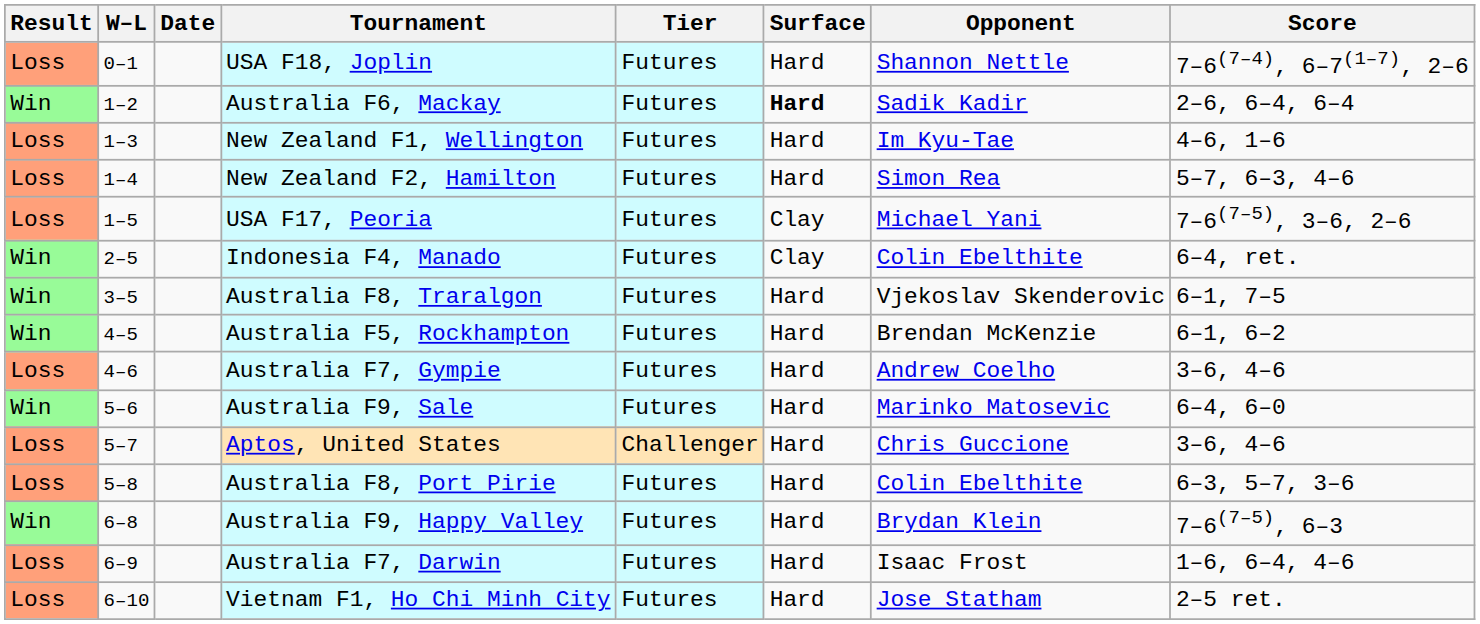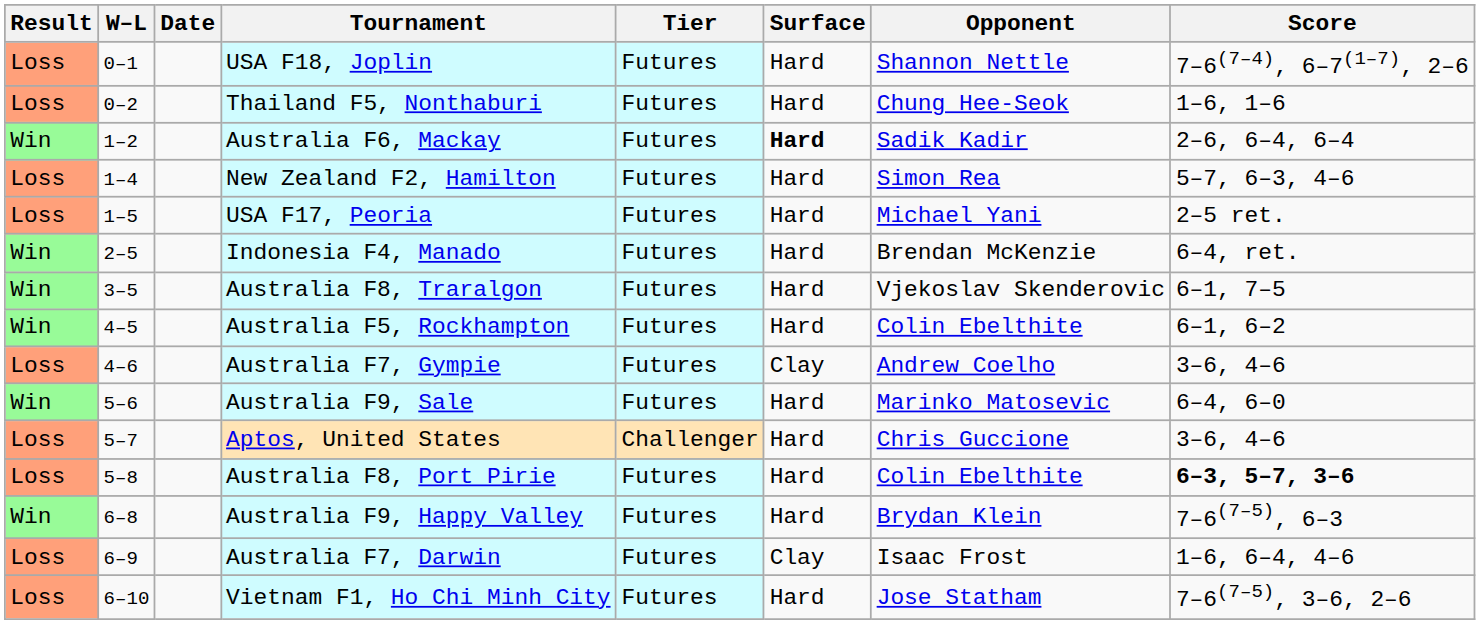+ row: (384, 104)
- row: (405, 141)
(797, 219) Clay -> (797, 216) Hard
(1294, 219) 7–6(7–5), 3–6, 2–6 -> (1231, 216) 2–5 ret.
(797, 259) Clay -> (797, 253) Hard
(980, 259) Colin Ebelthite -> (987, 253) Brendan McKenzie
(987, 334) Brendan McKenzie -> (980, 328) Colin Ebelthite
(797, 371) Hard -> (797, 365) Clay
(1265, 483) normal -> (1265, 477) bold
(797, 563) Hard -> (797, 557) Clay
(1231, 600) 2–5 ret. -> (1294, 598) 7–6(7–5), 3–6, 2–6
